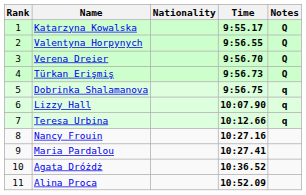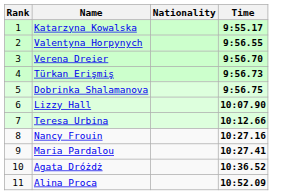- column: (285, 12)
